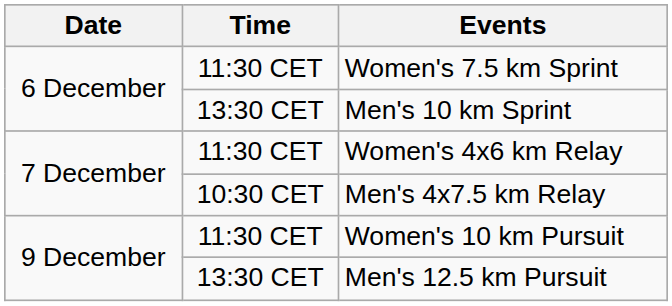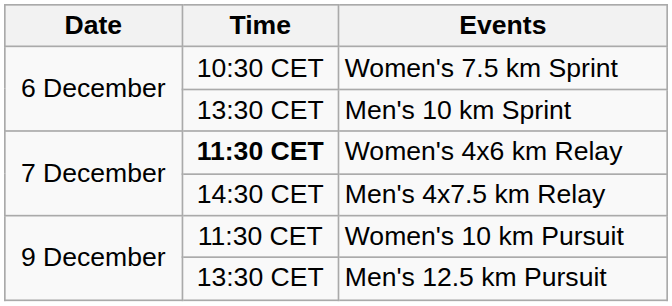(260, 67) 11:30 CET -> (260, 67) 10:30 CET
(260, 151) normal -> (260, 151) bold
(260, 194) 10:30 CET -> (260, 194) 14:30 CET
